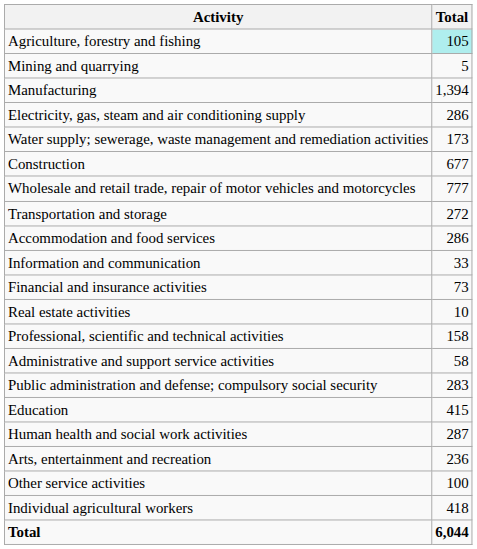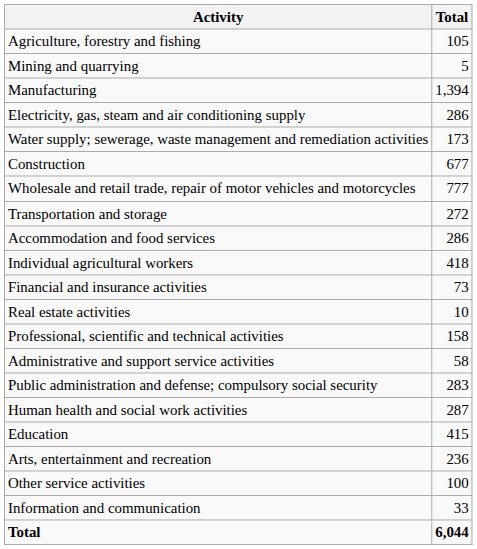(458, 41) paleturquoise background -> (458, 41) no background
rows swapped: (104, 262) <-> (101, 508)
rows swapped: (38, 409) <-> (128, 434)
